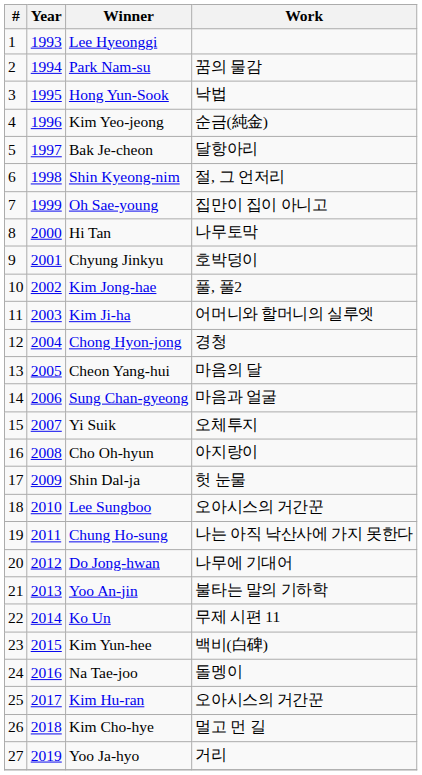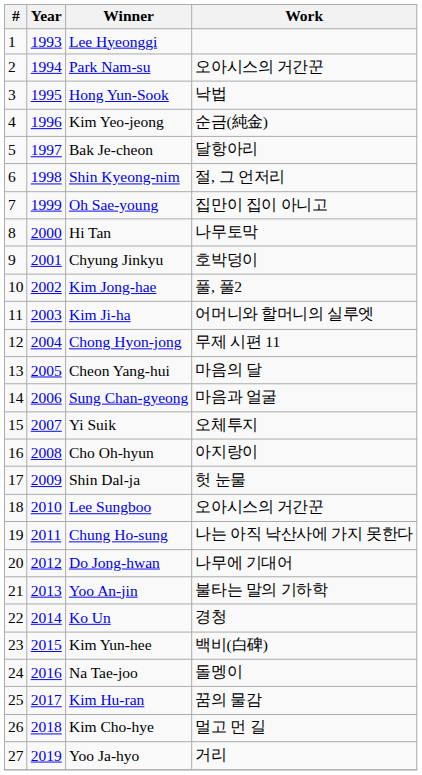(228, 67) 꿈의 물감 -> (260, 67) 오아시스의 거간꾼
(211, 342) 경청 -> (238, 342) 무제 시편 11
(238, 617) 무제 시편 11 -> (211, 617) 경청
(260, 700) 오아시스의 거간꾼 -> (228, 700) 꿈의 물감
